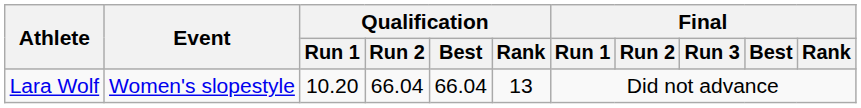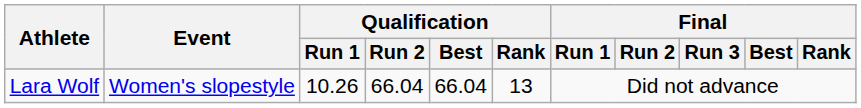(332, 86) 10.20 -> (332, 86) 10.26
